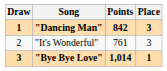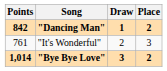columns swapped: (19, 12) <-> (120, 12)
(149, 27) 3 -> (149, 27) 2
(149, 58) 1 -> (149, 58) 2
